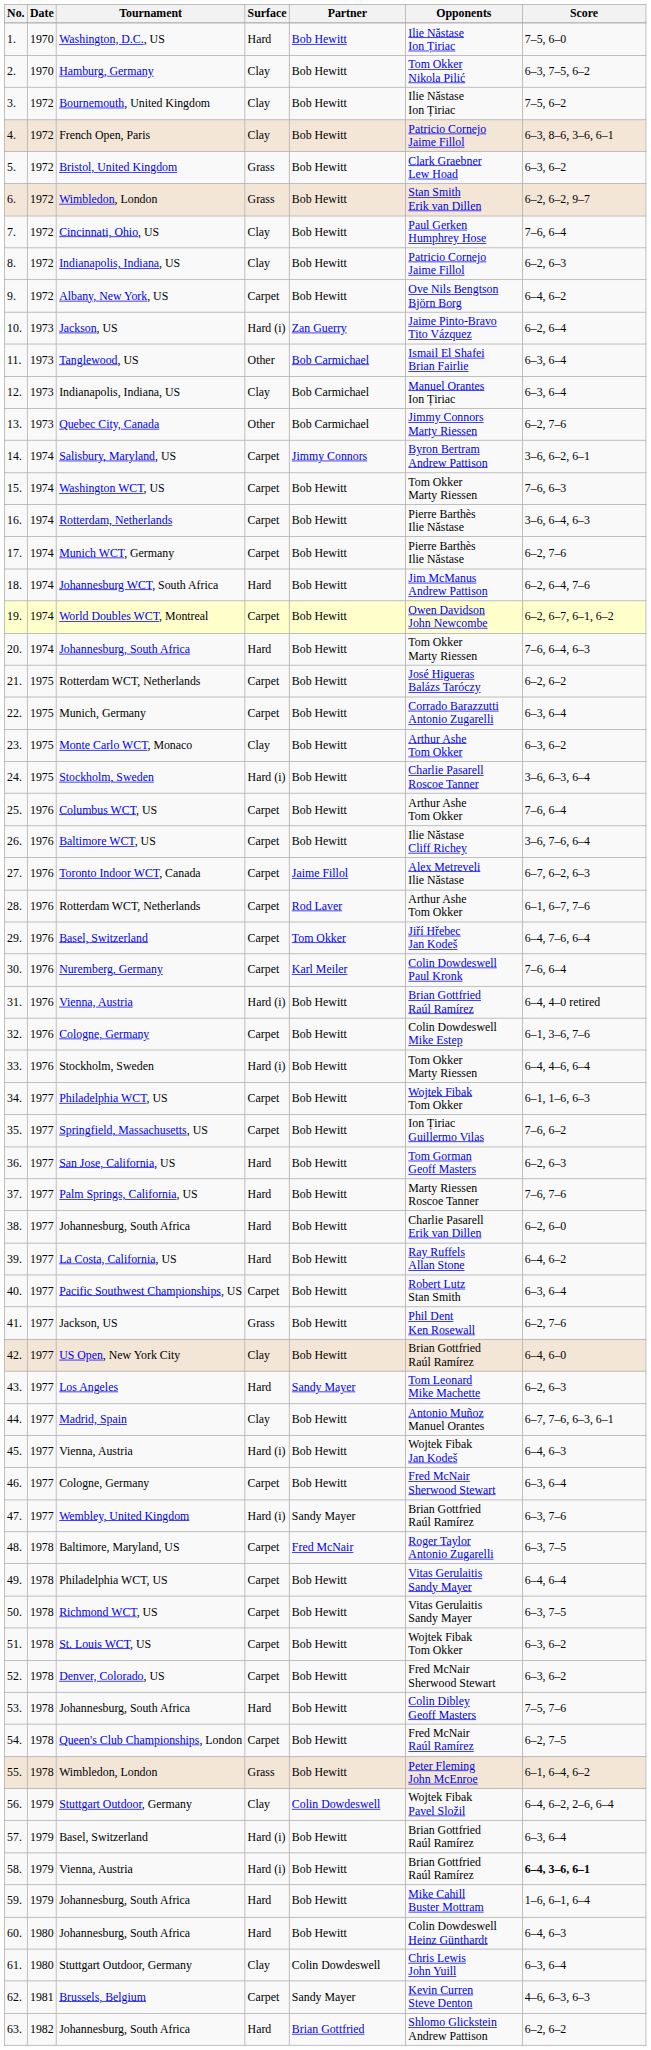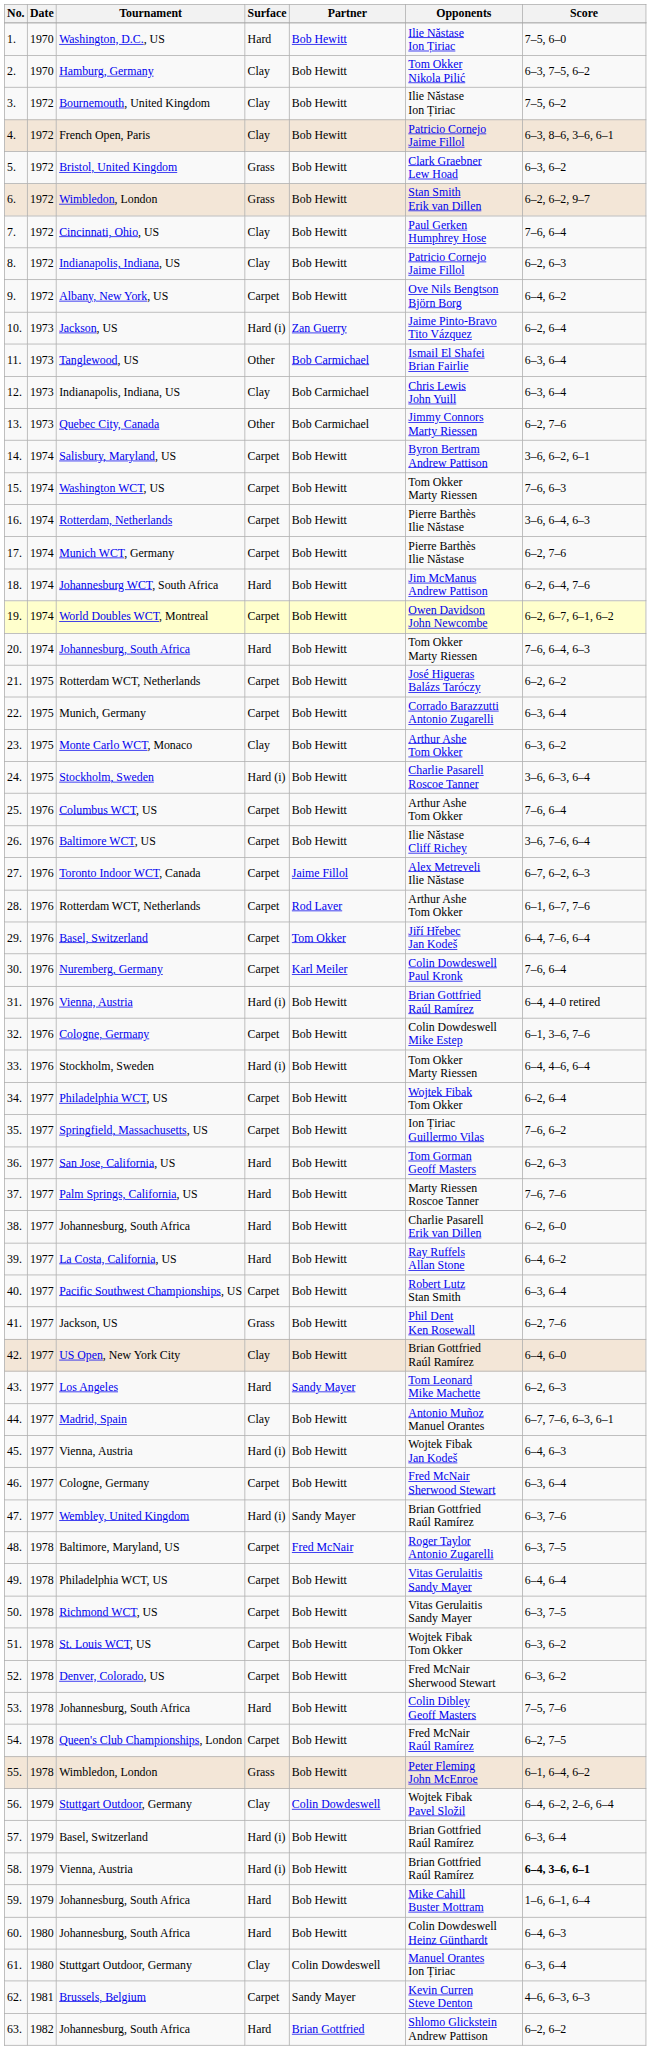(446, 392) Manuel Orantes Ion Țiriac -> (437, 392) Chris Lewis John Yuill
(330, 456) Jimmy Connors -> (319, 456) Bob Hewitt
(557, 1098) 6–1, 1–6, 6–3 -> (546, 1098) 6–2, 6–4
(437, 1965) Chris Lewis John Yuill -> (446, 1965) Manuel Orantes Ion Țiriac
